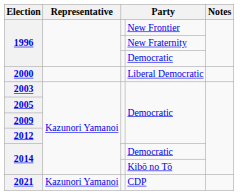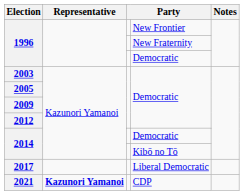- row: (24, 74)
+ row: (24, 167)
(82, 182) normal -> (84, 182) bold
